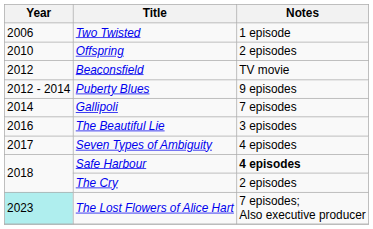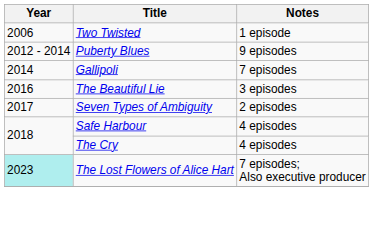- row: (100, 51)
- row: (110, 70)
(268, 145) 4 episodes -> (268, 107) 2 episodes
(270, 164) bold -> (268, 126) normal
(268, 182) 2 episodes -> (268, 145) 4 episodes
